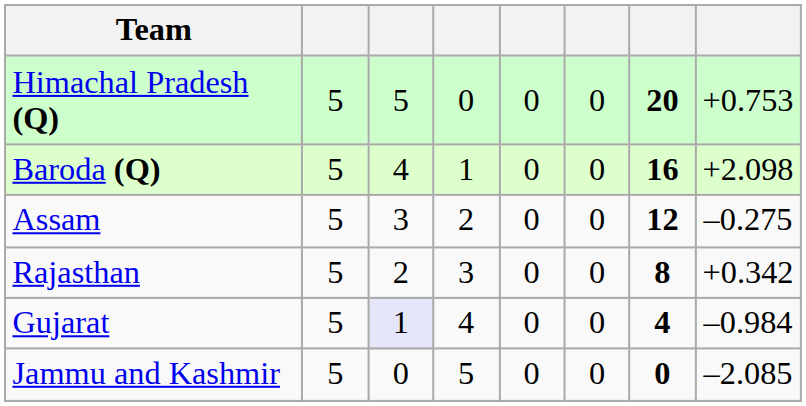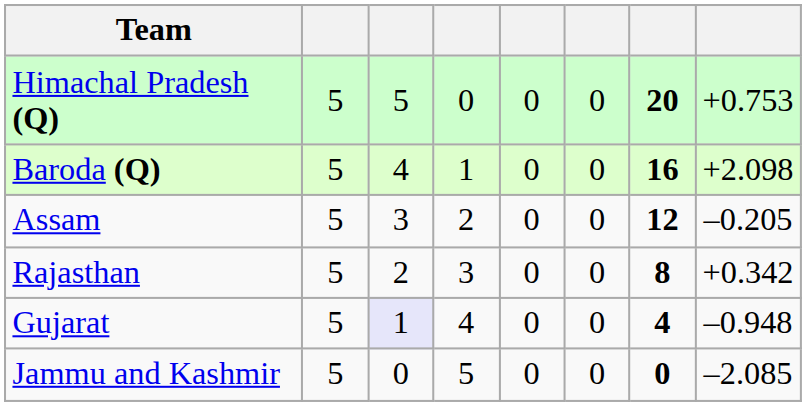(748, 220) –0.275 -> (748, 220) –0.205
(748, 322) –0.984 -> (748, 322) –0.948
